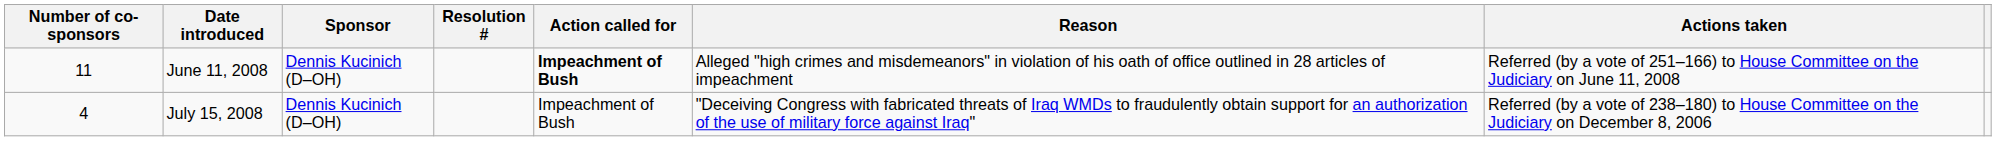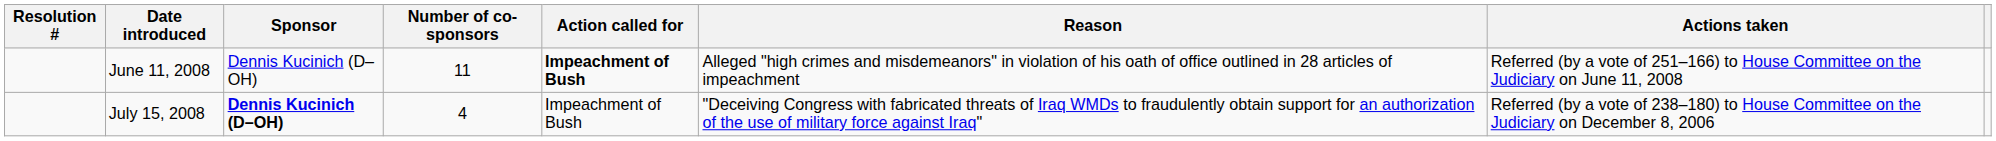columns swapped: (484, 26) <-> (84, 26)
(344, 114) normal -> (291, 114) bold
